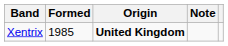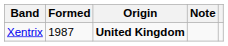(61, 31) 1985 -> (61, 31) 1987
